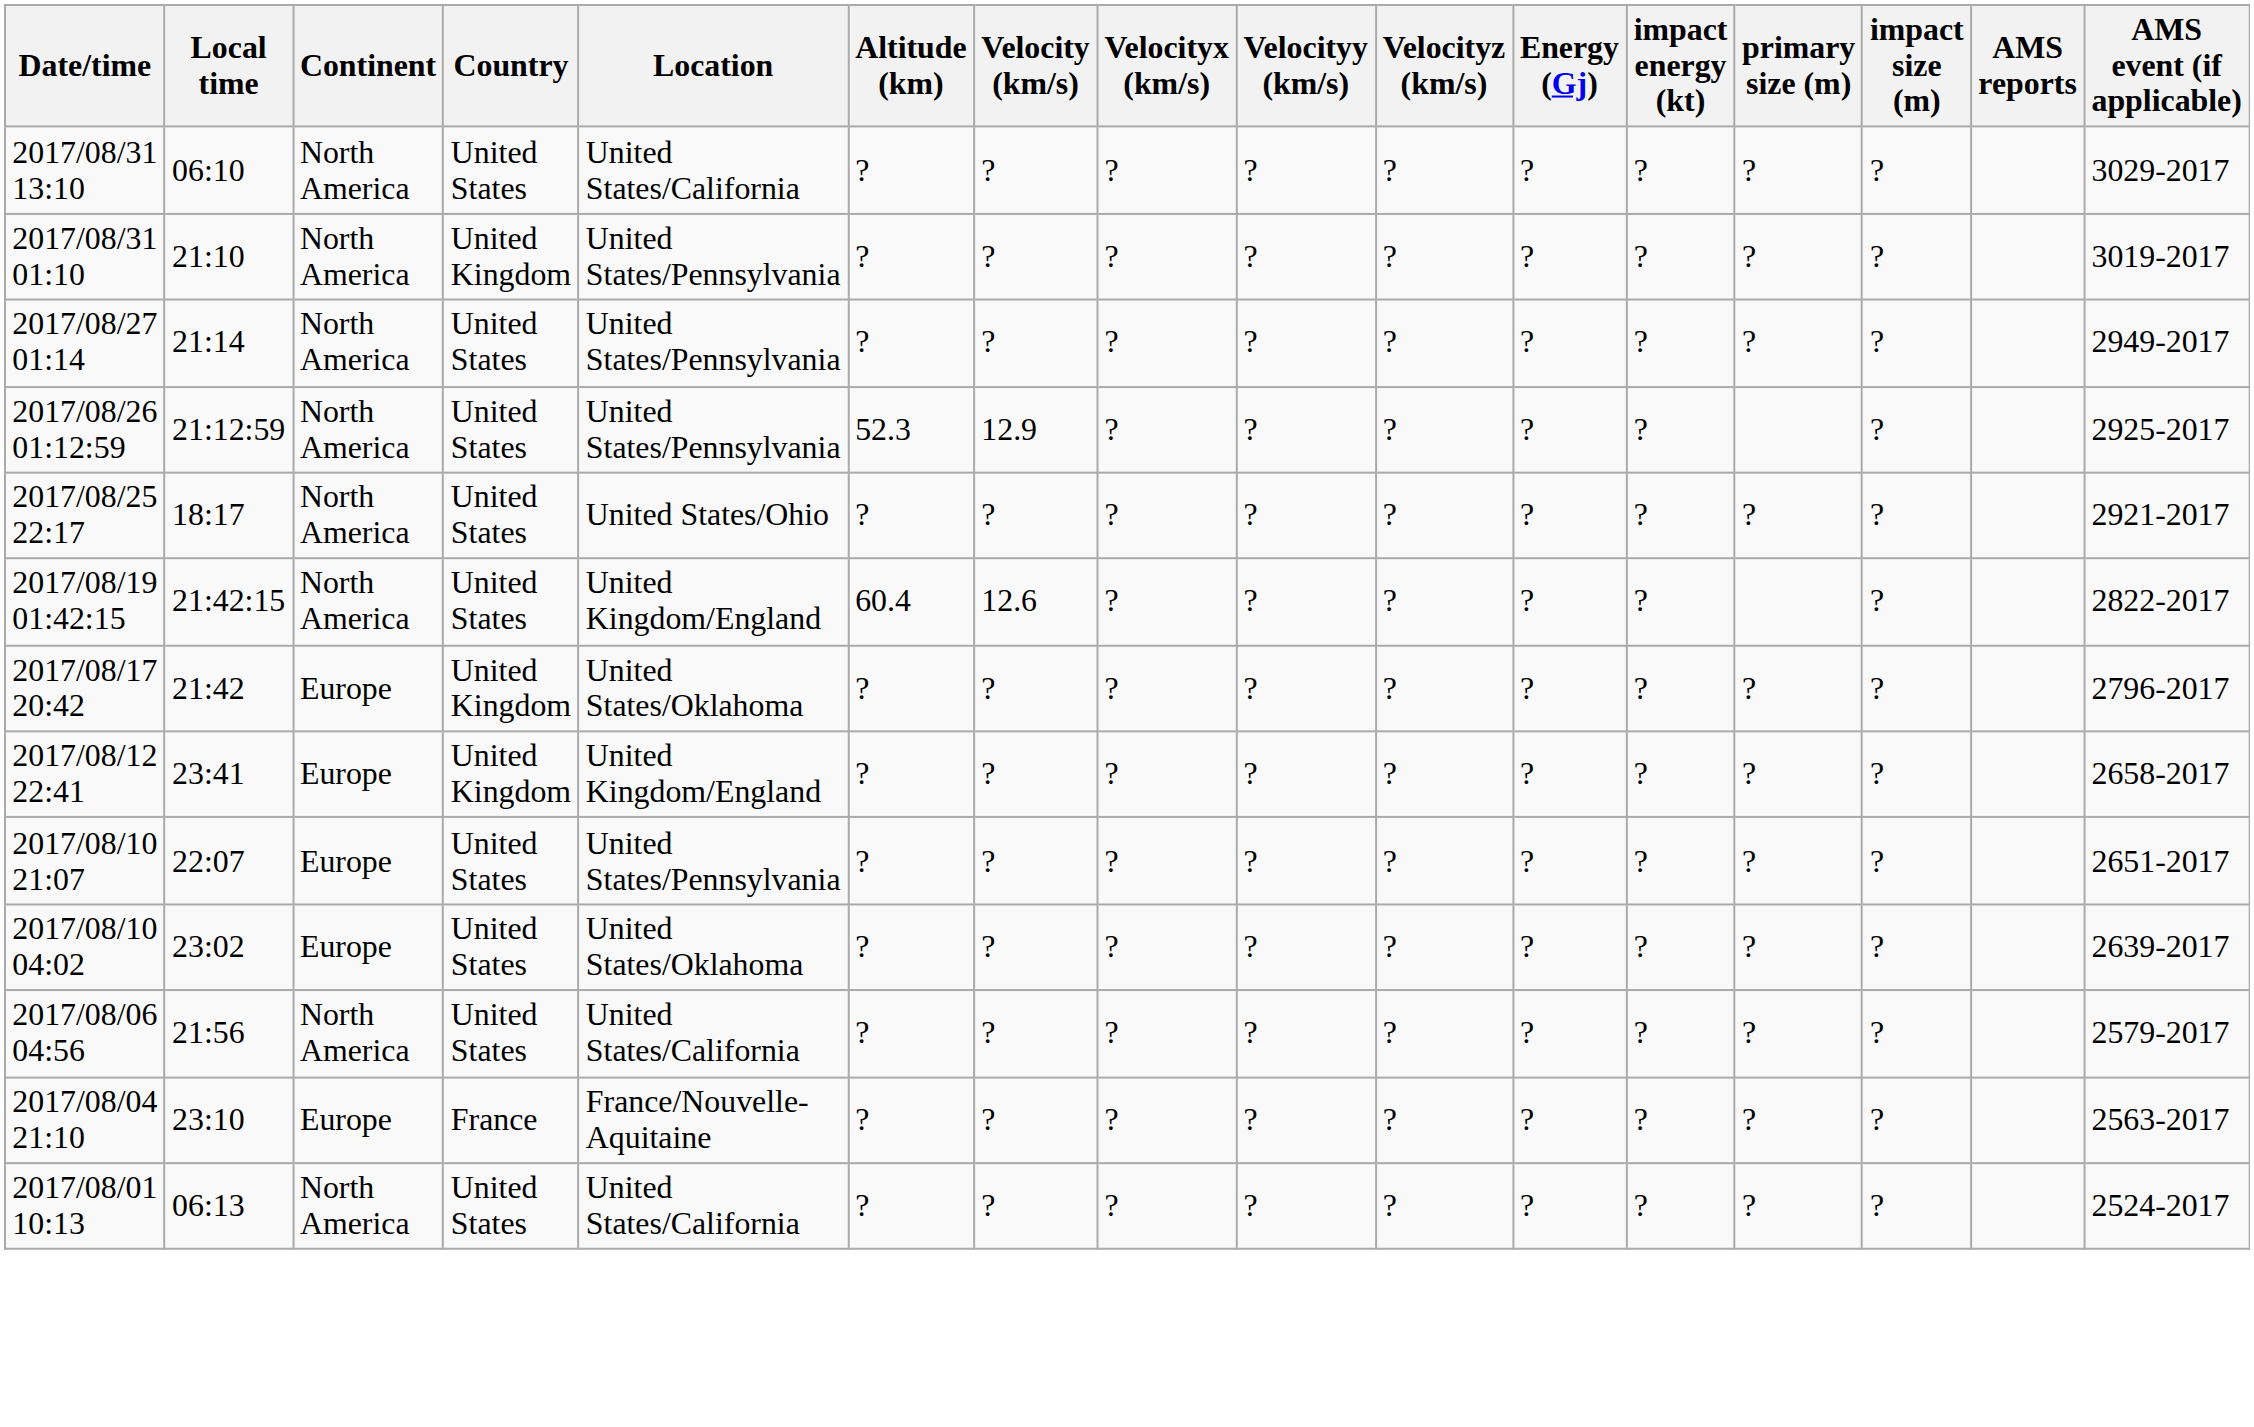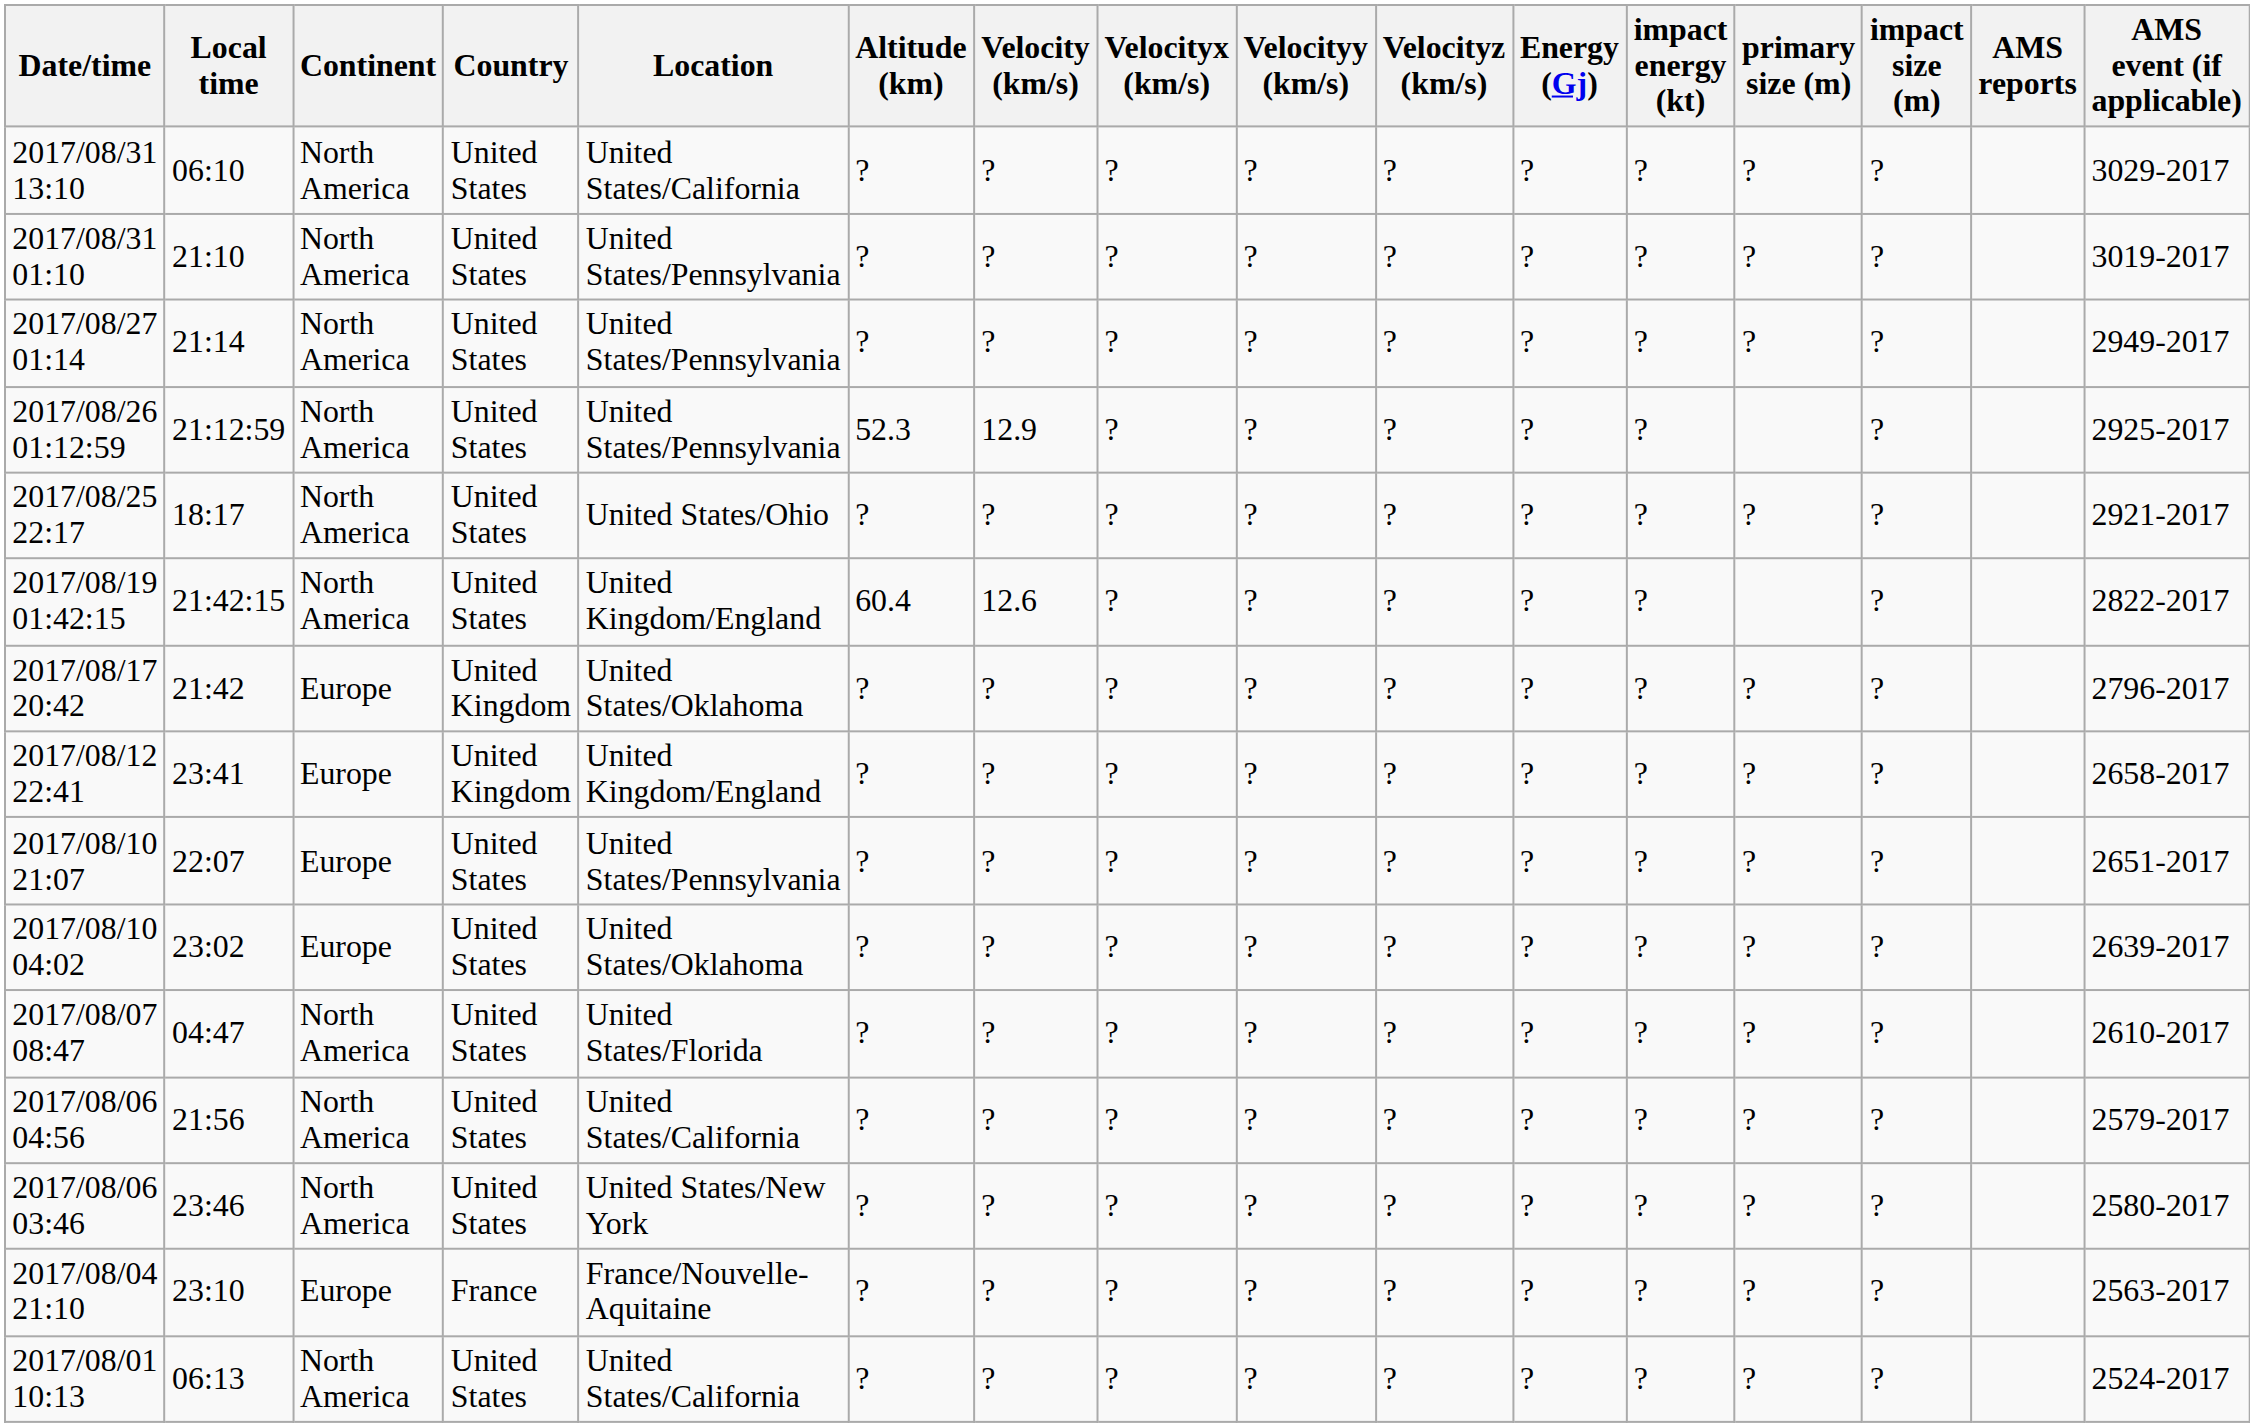(511, 256) United Kingdom -> (494, 256) United States
+ row: (85, 1032)
+ row: (85, 1205)
